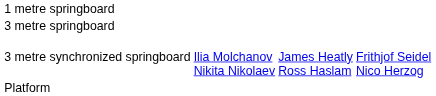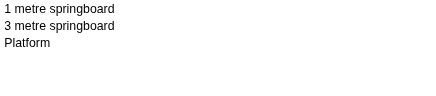- row: (97, 57)
